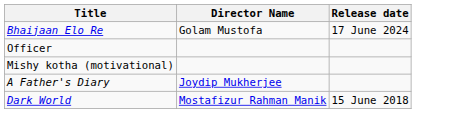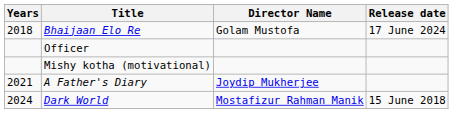+ column: (23, 13)
